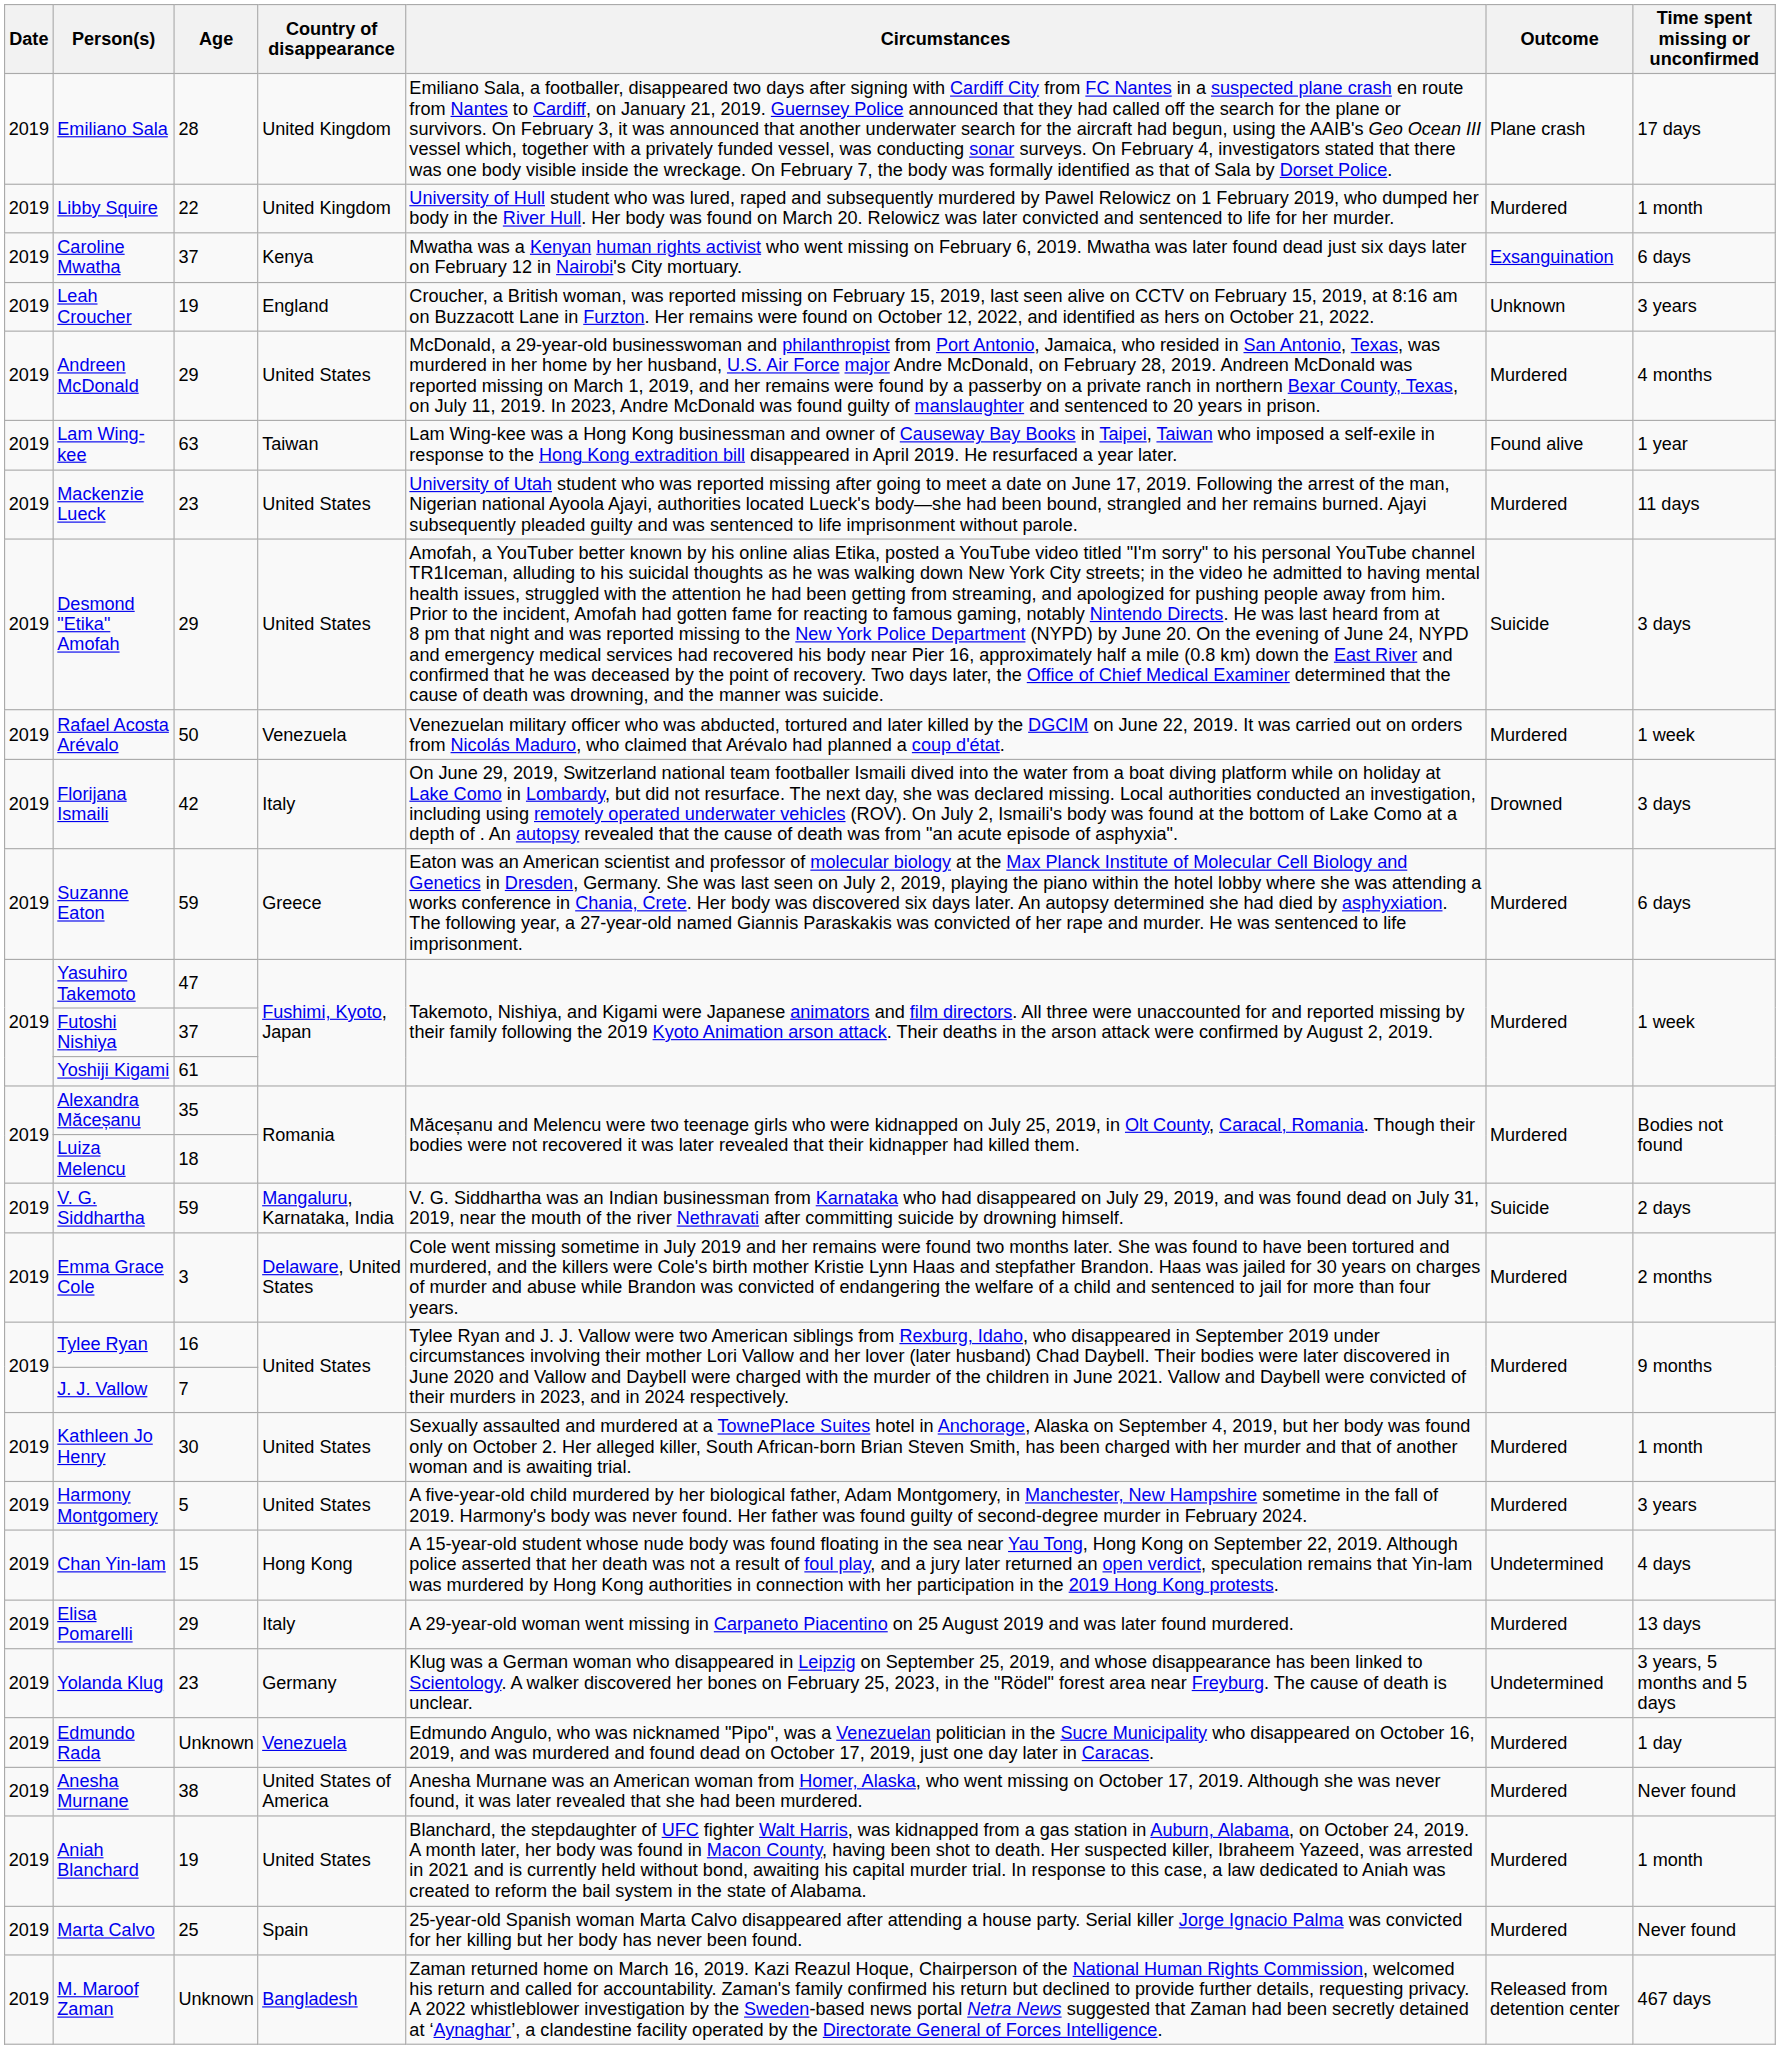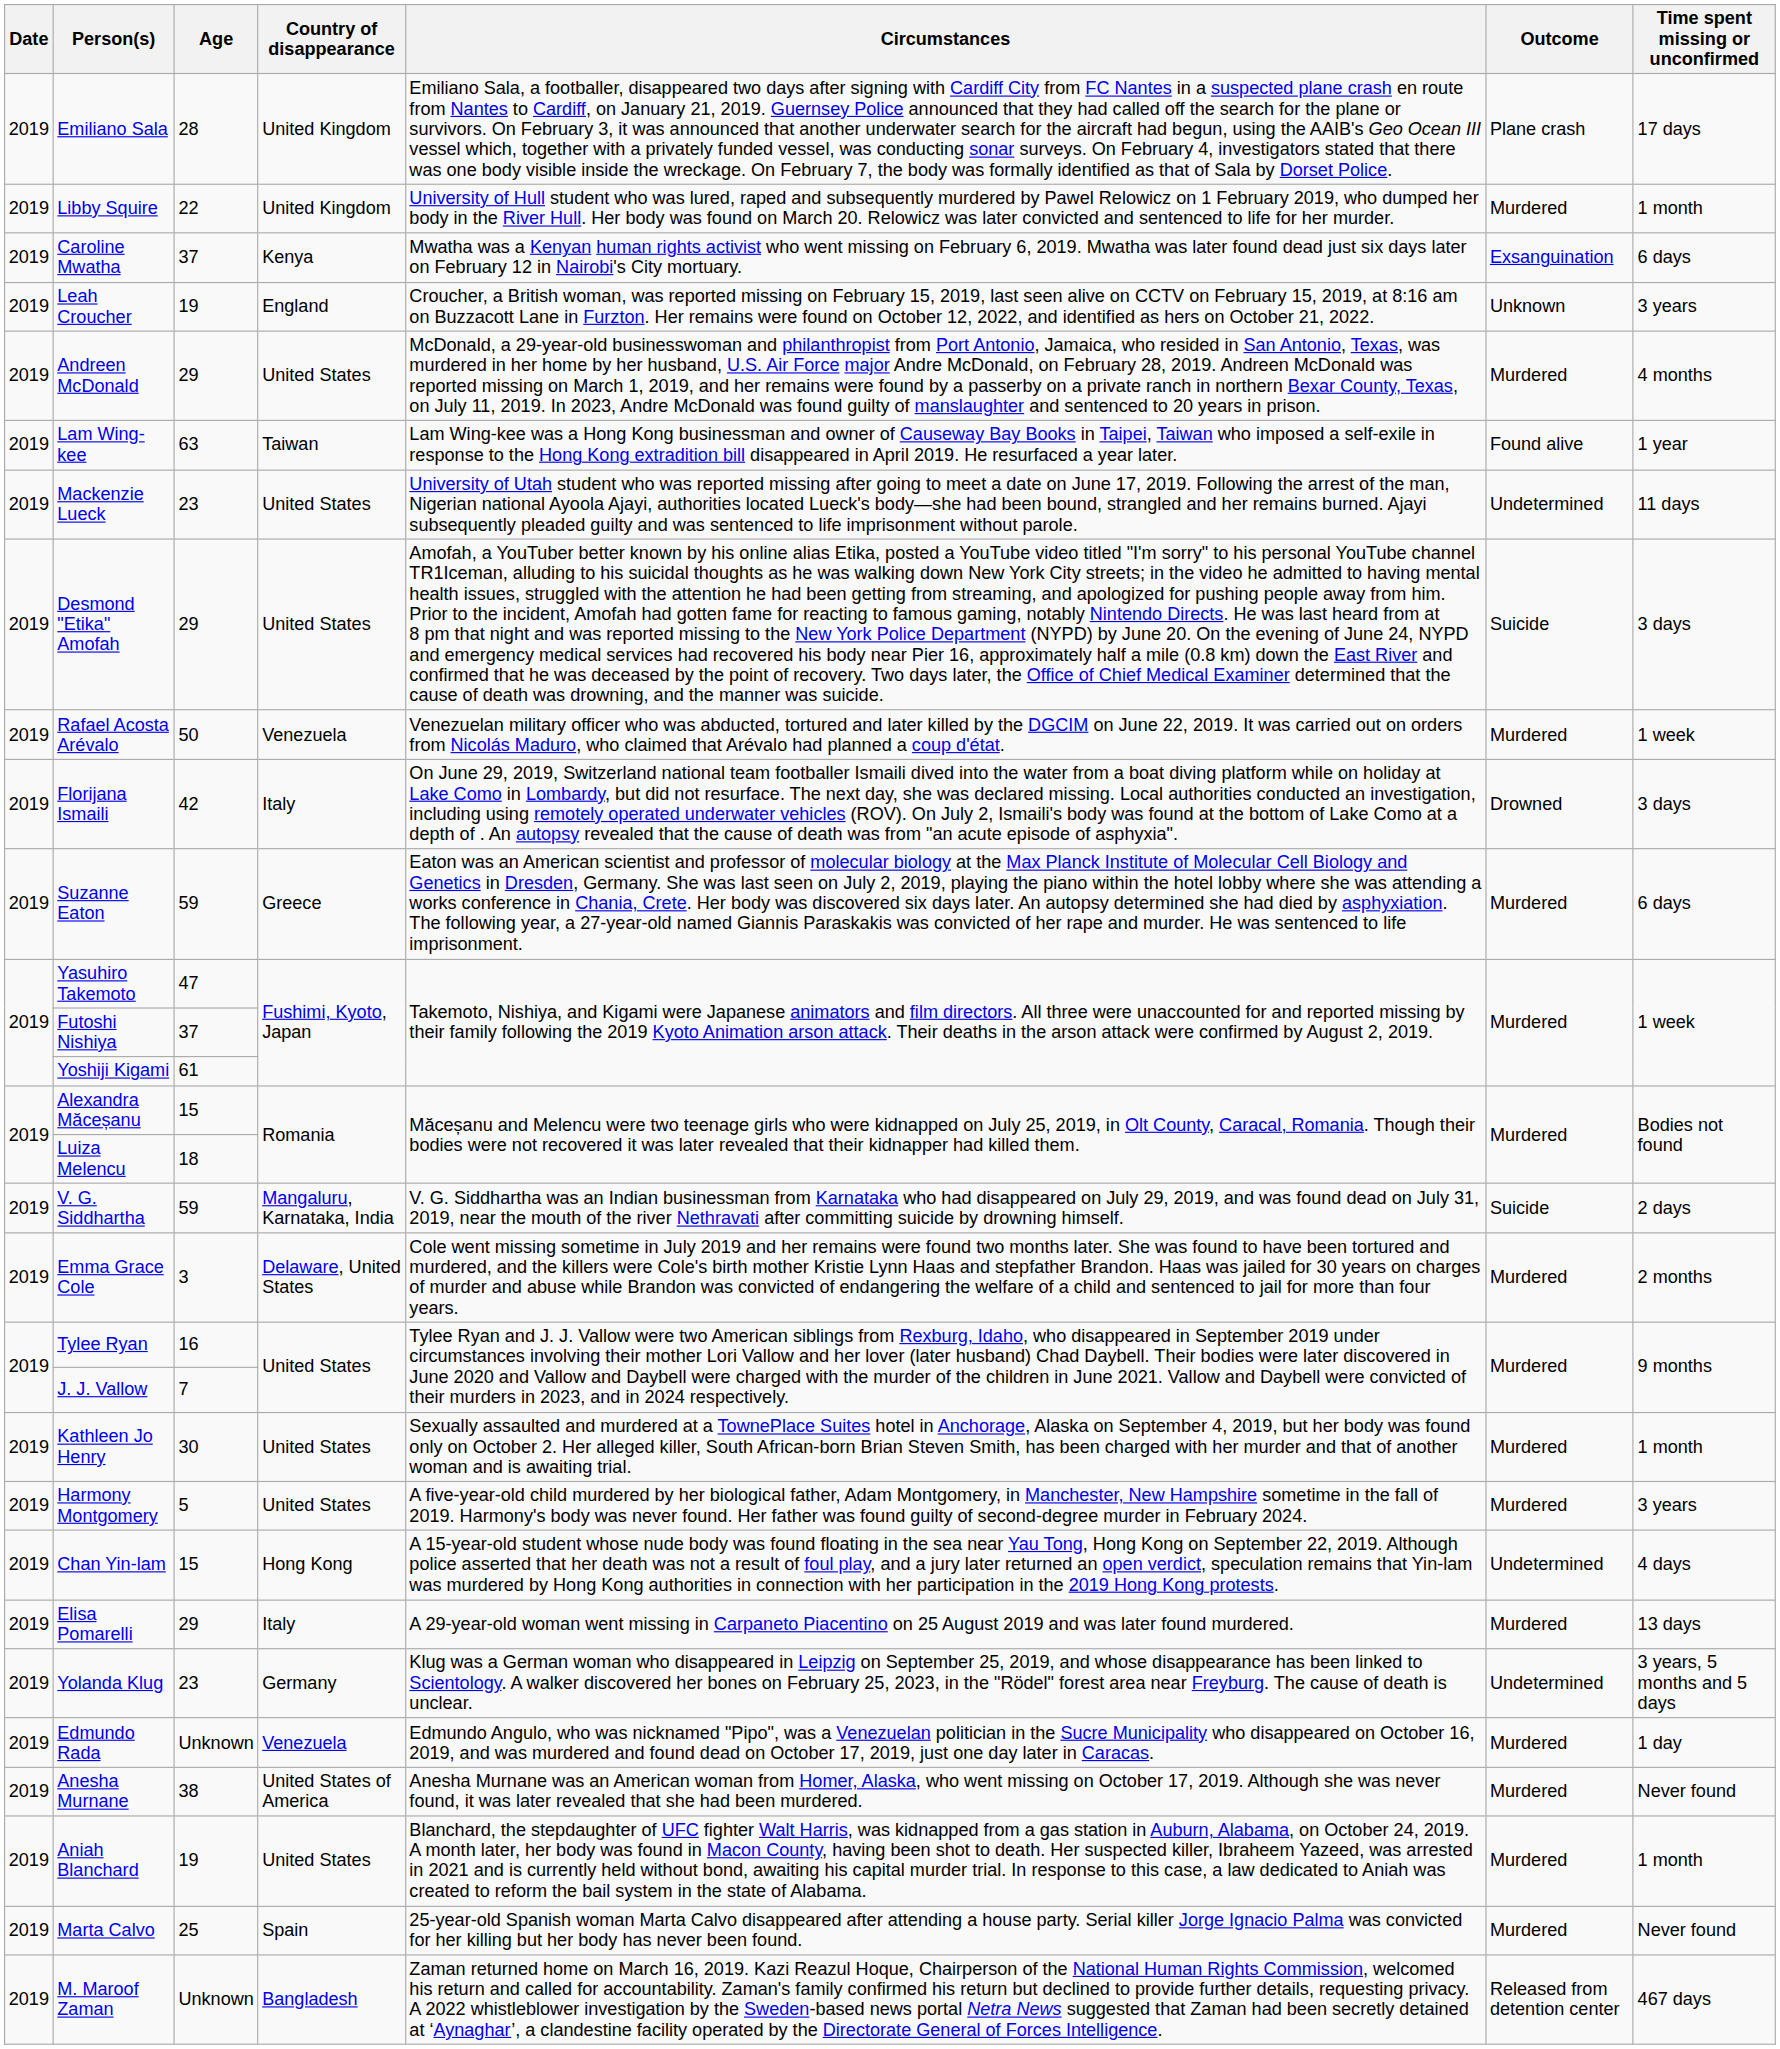(1529, 504) Murdered -> (1547, 504) Undetermined
(188, 1109) 35 -> (188, 1109) 15
